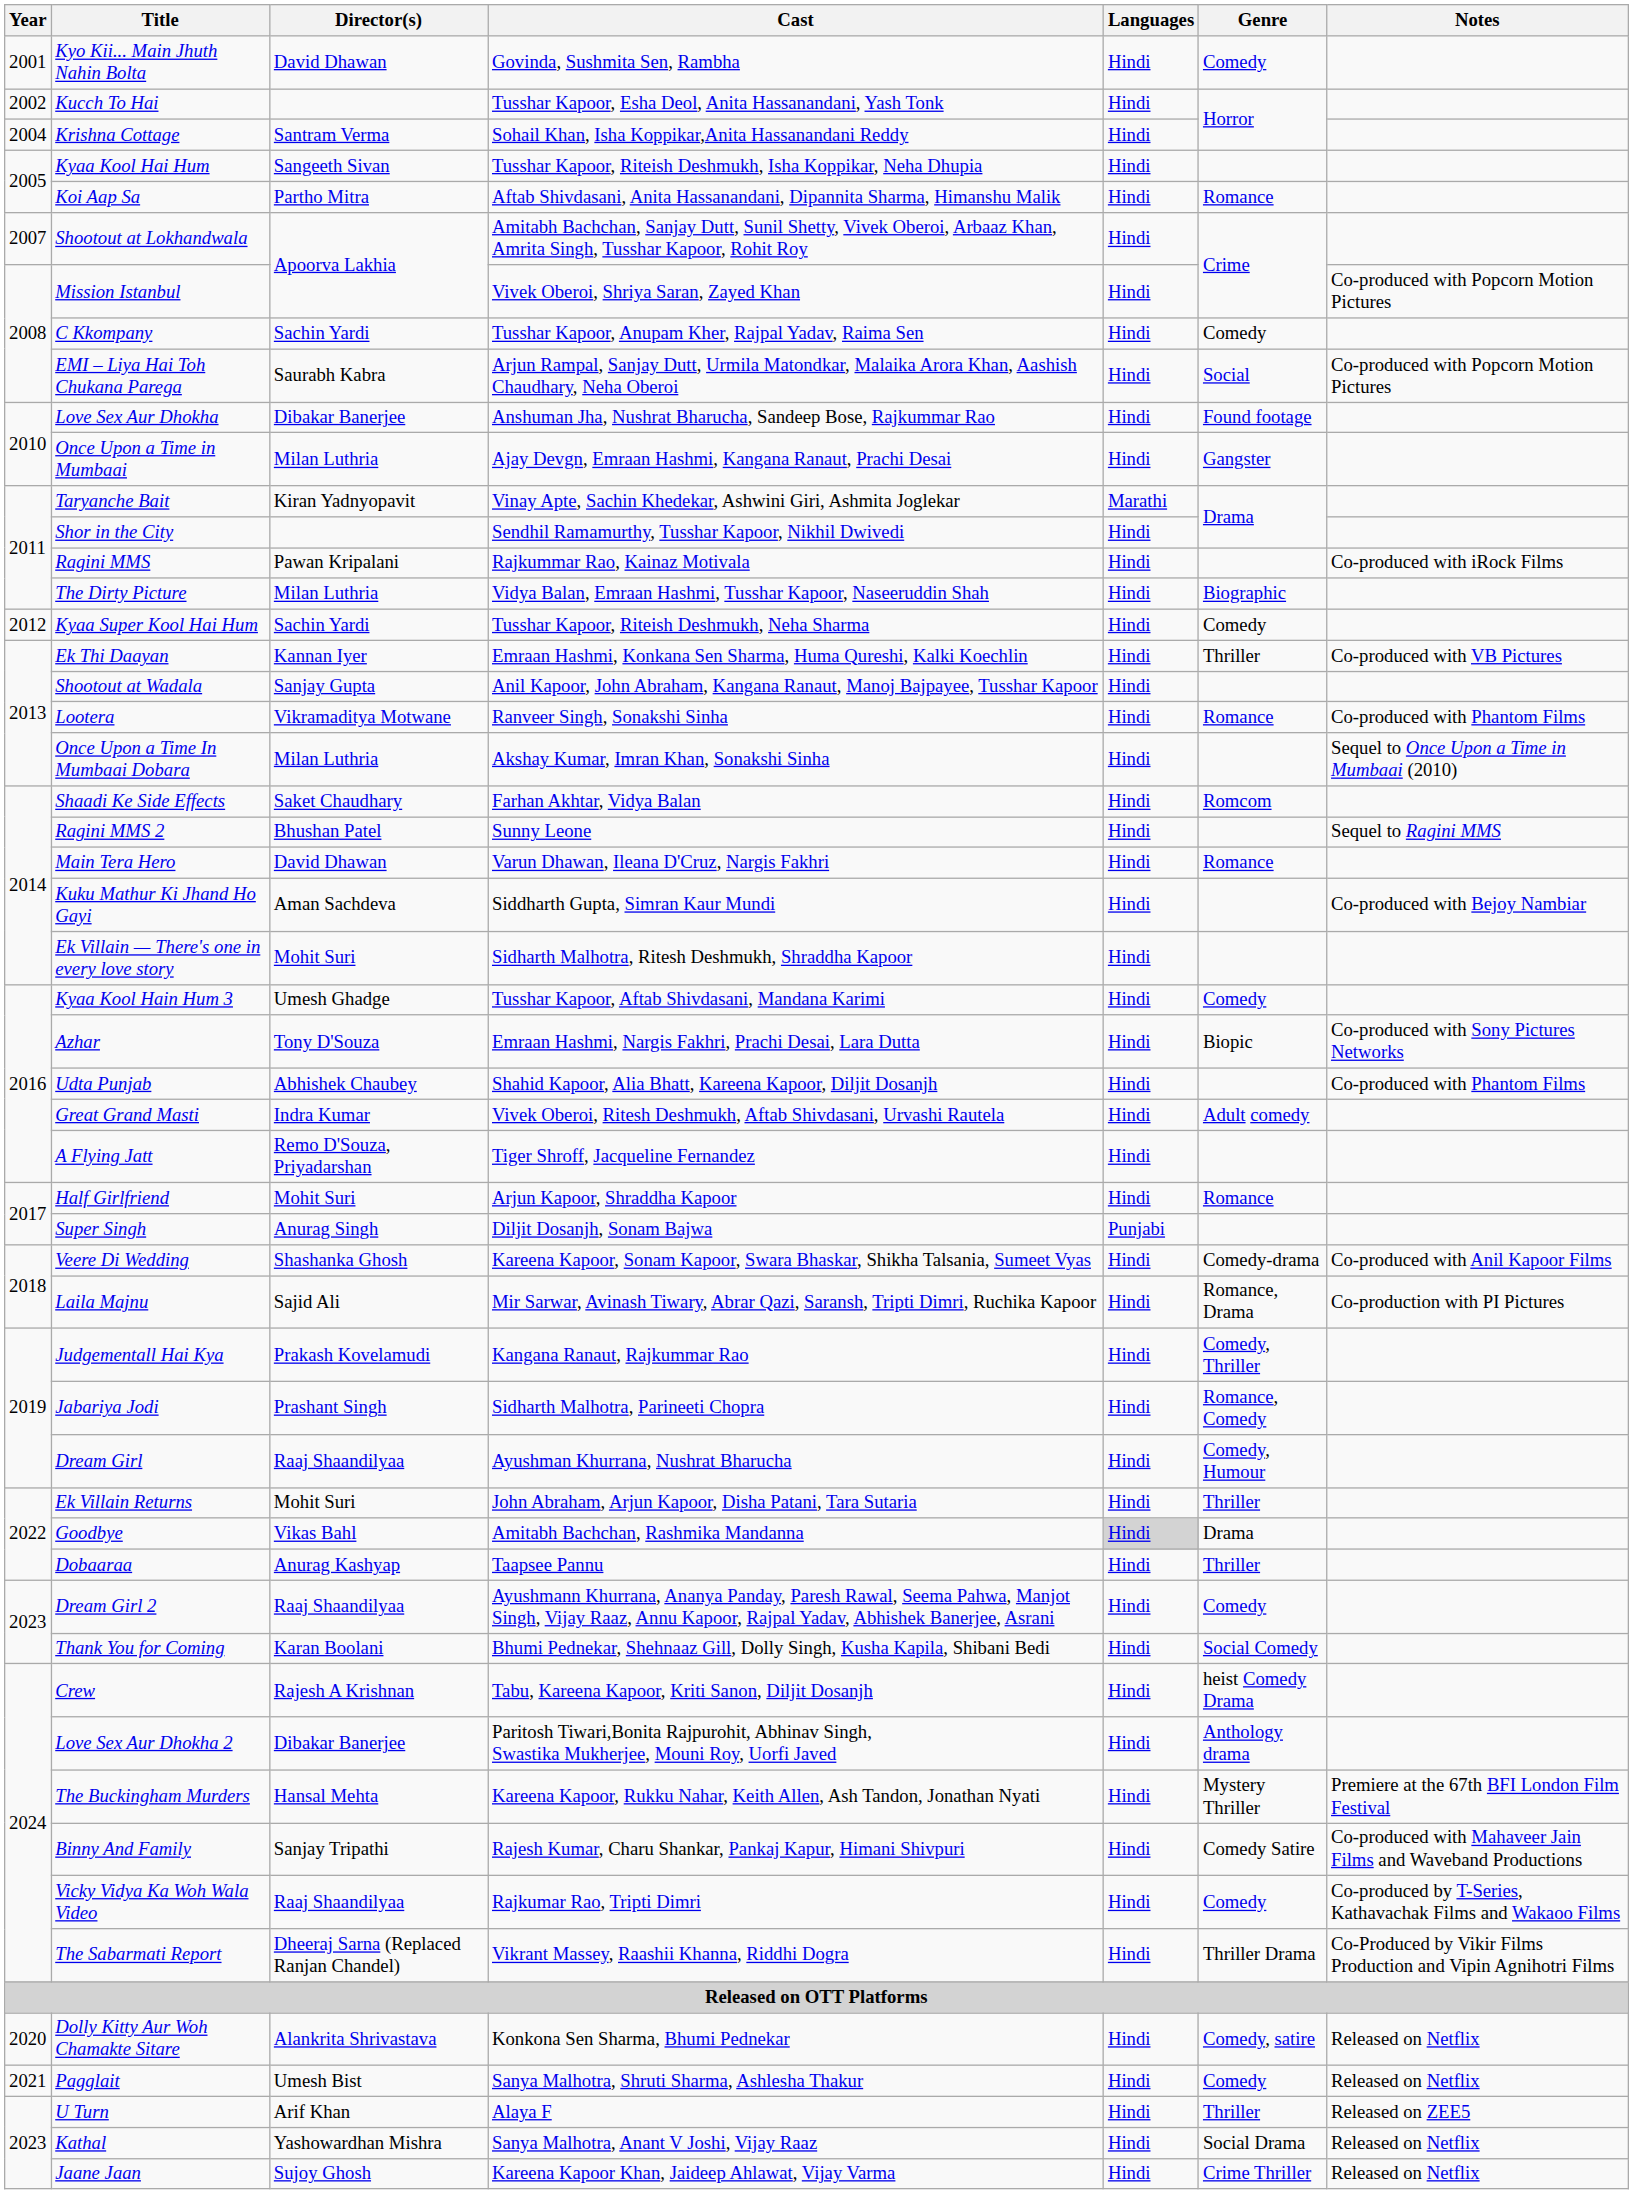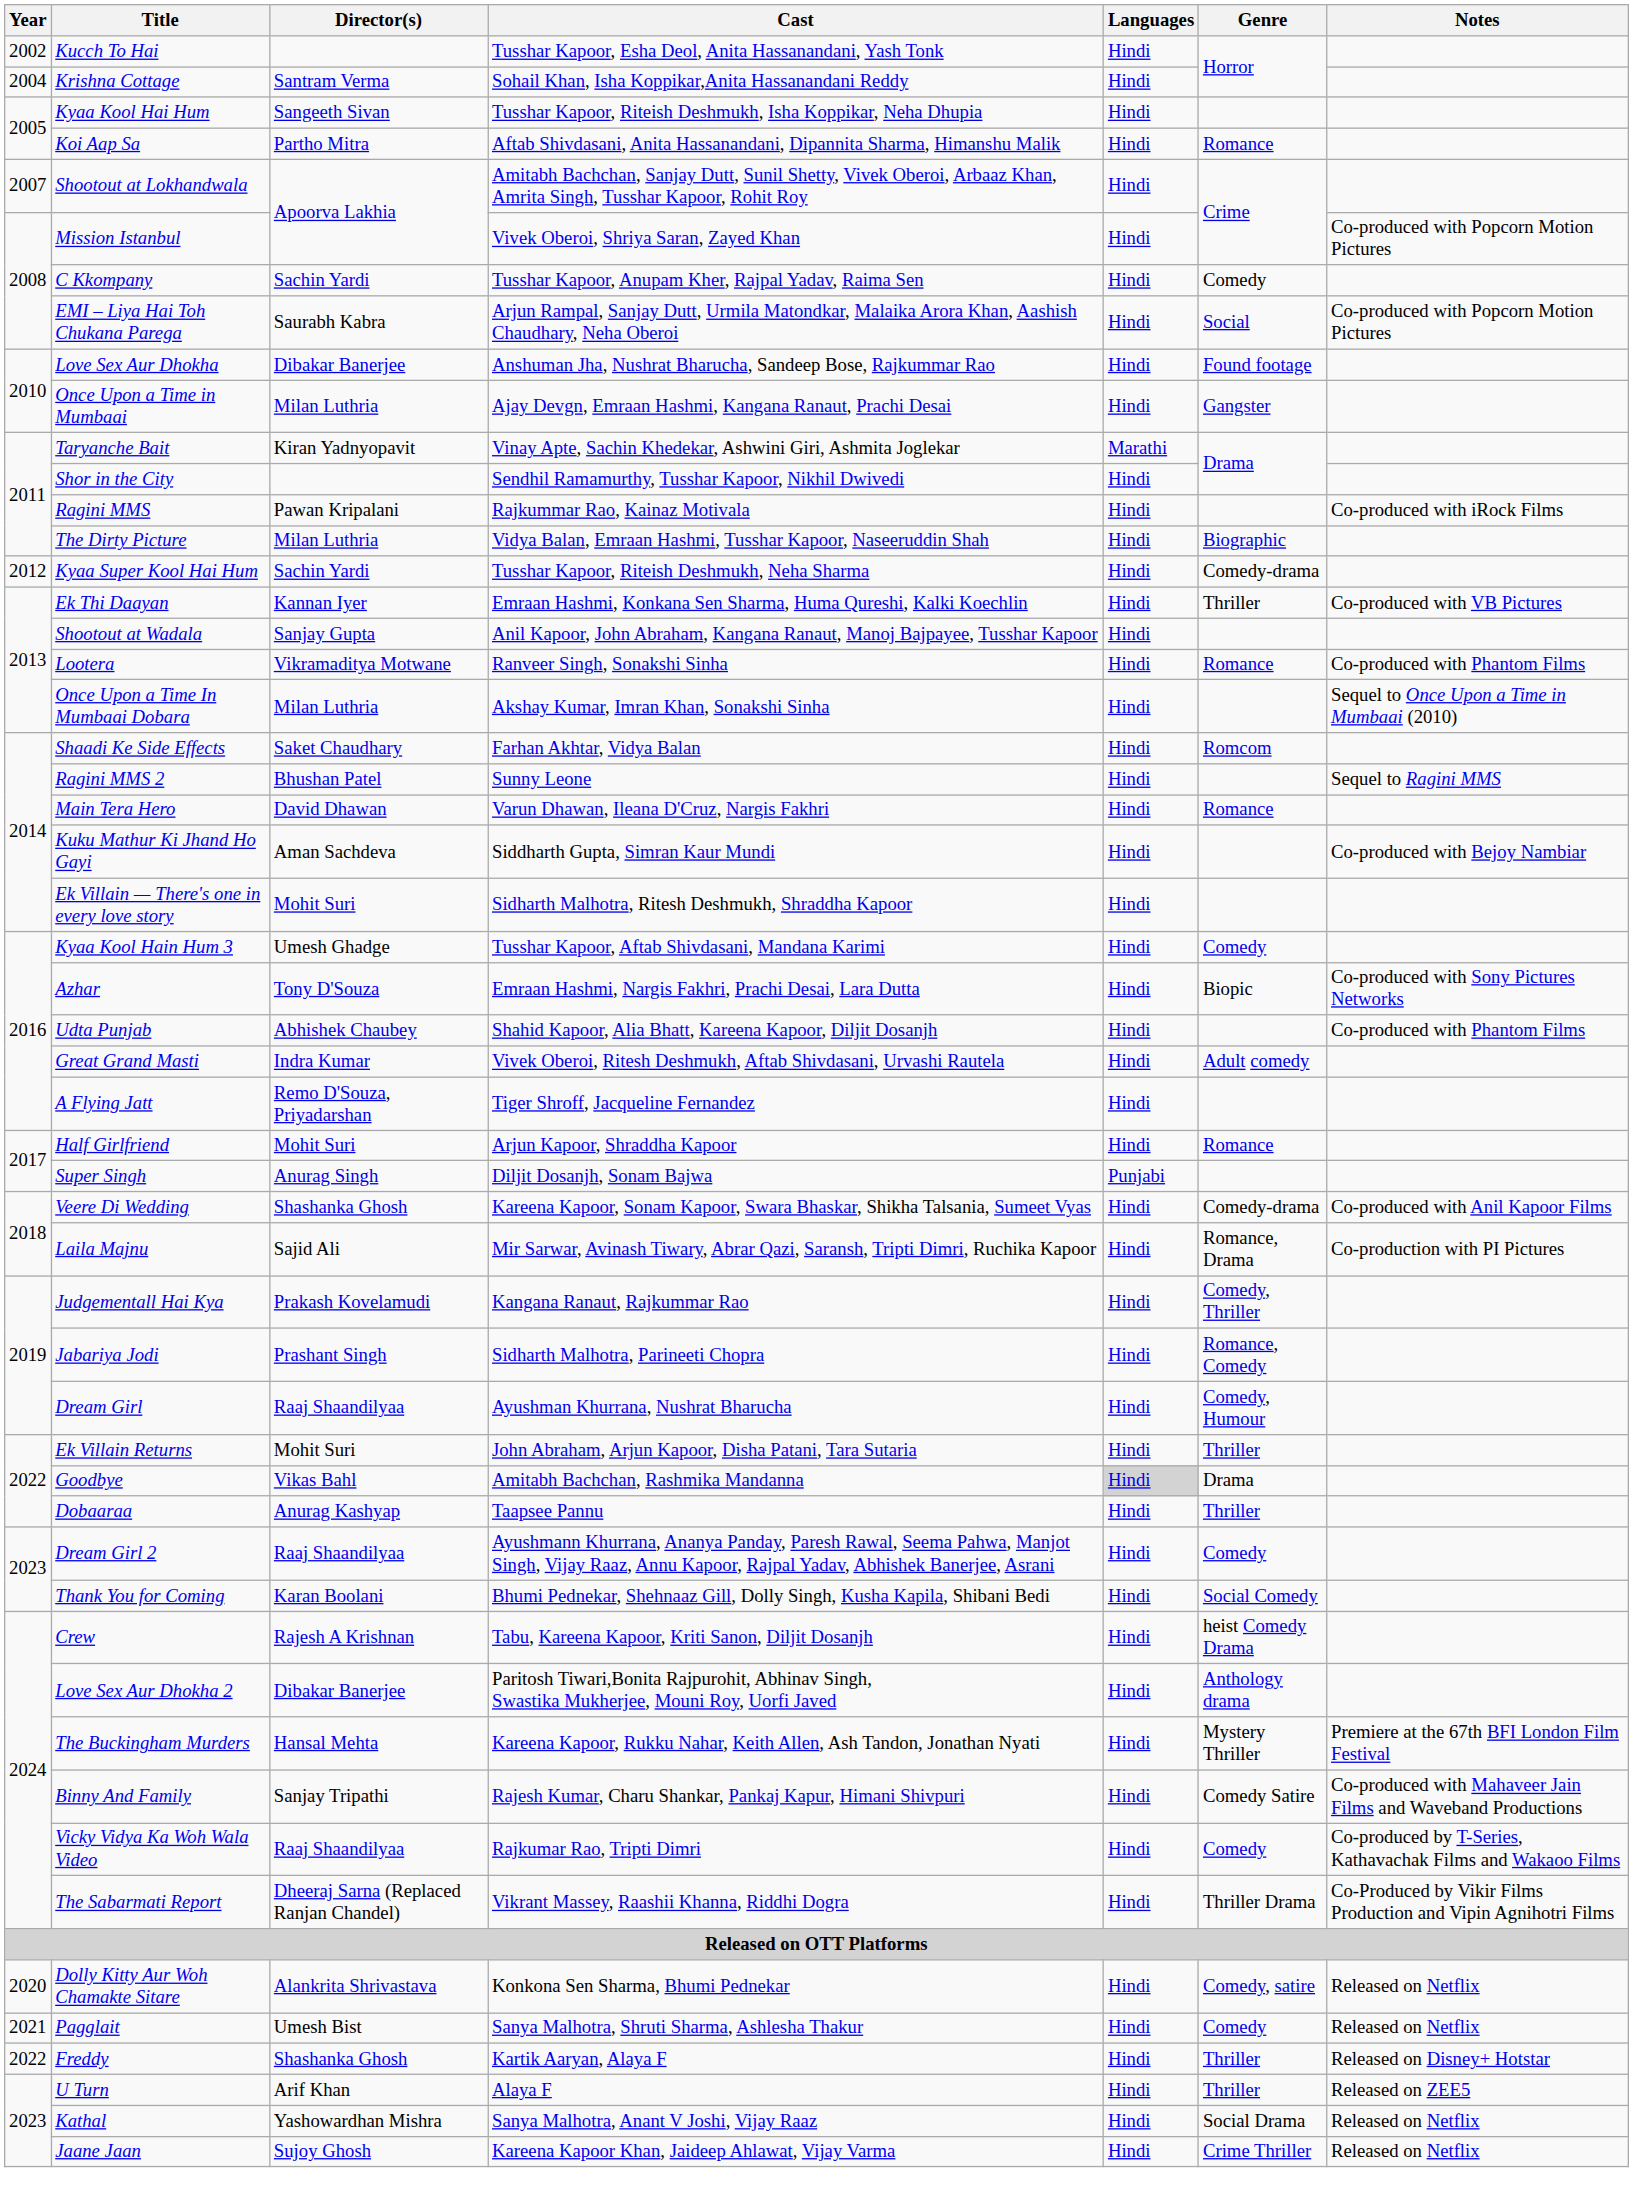- row: (136, 62)
(1235, 624) Comedy -> (1261, 571) Comedy-drama
+ row: (82, 2059)
